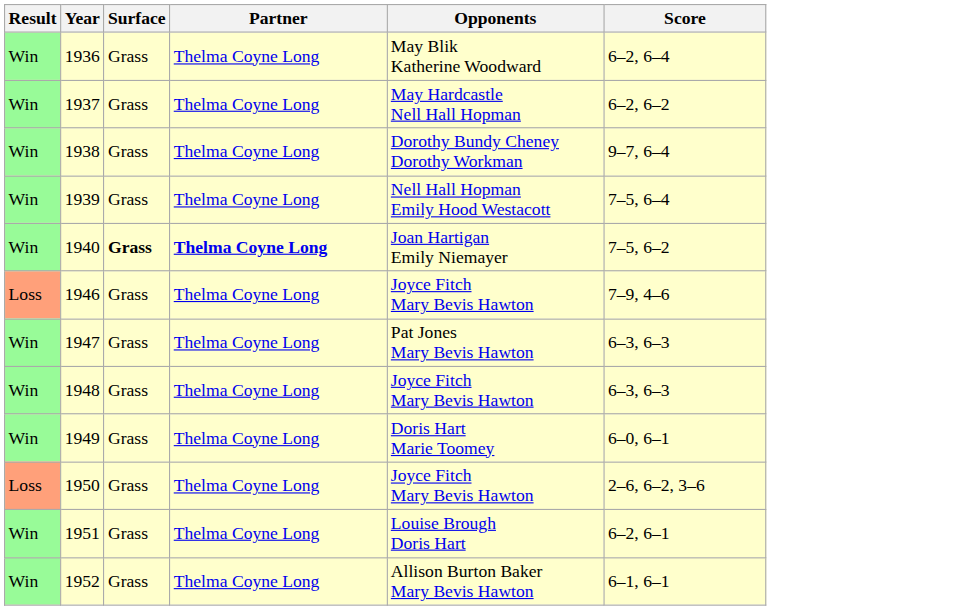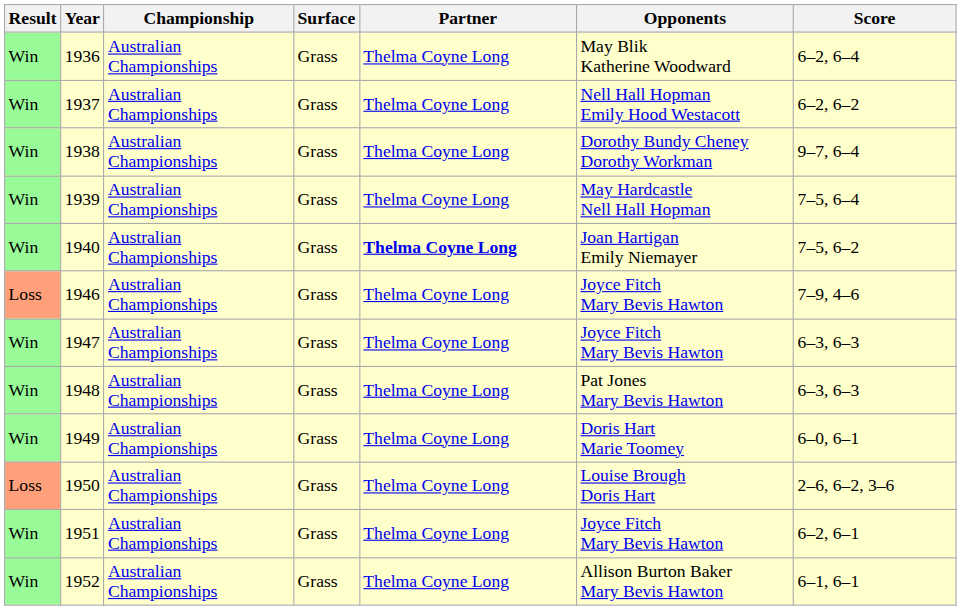+ column: (199, 18)
(456, 103) May Hardcastle Nell Hall Hopman -> (660, 103) Nell Hall Hopman Emily Hood Westacott
(471, 199) Nell Hall Hopman Emily Hood Westacott -> (645, 199) May Hardcastle Nell Hall Hopman
(130, 247) bold -> (318, 247) normal
(462, 342) Pat Jones Mary Bevis Hawton -> (652, 342) Joyce Fitch Mary Bevis Hawton
(462, 390) Joyce Fitch Mary Bevis Hawton -> (652, 390) Pat Jones Mary Bevis Hawton
(462, 485) Joyce Fitch Mary Bevis Hawton -> (633, 485) Louise Brough Doris Hart
(443, 533) Louise Brough Doris Hart -> (652, 533) Joyce Fitch Mary Bevis Hawton
